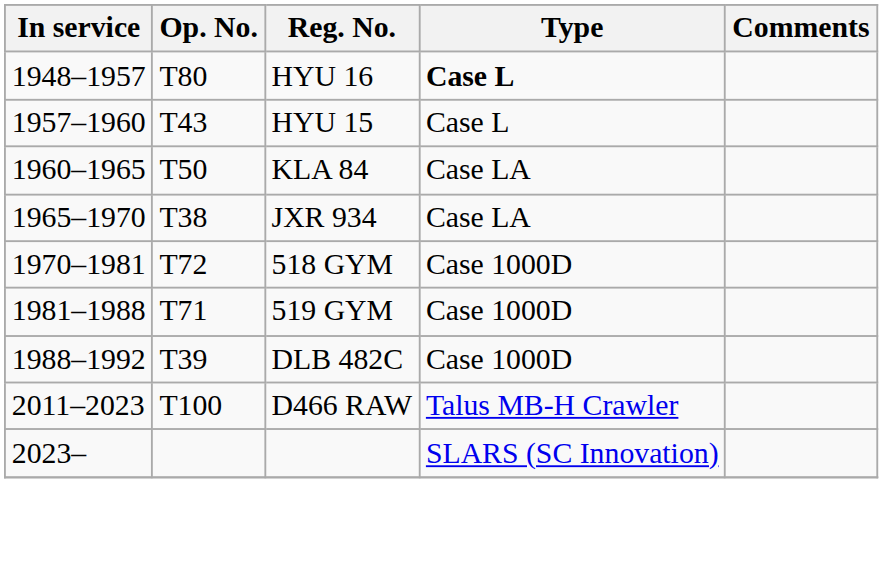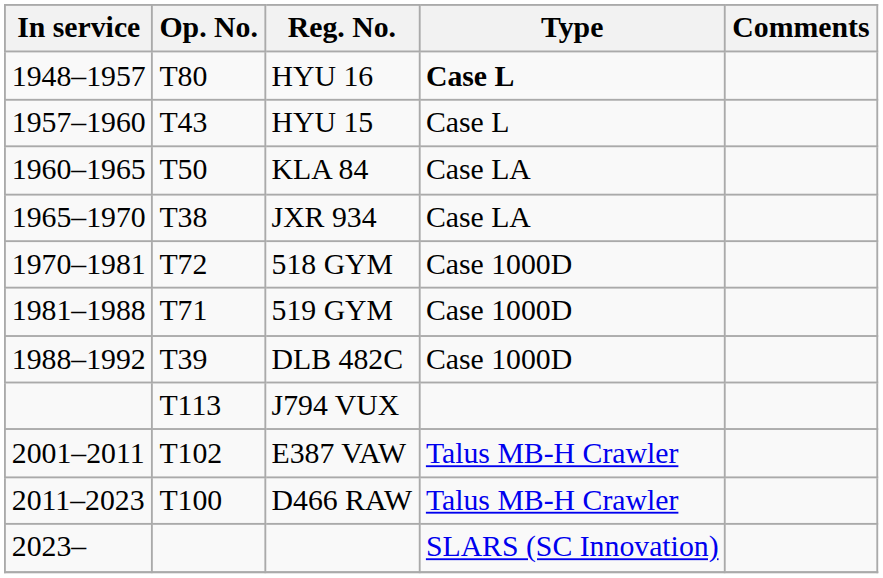+ row: (79, 406)
+ row: (78, 452)
